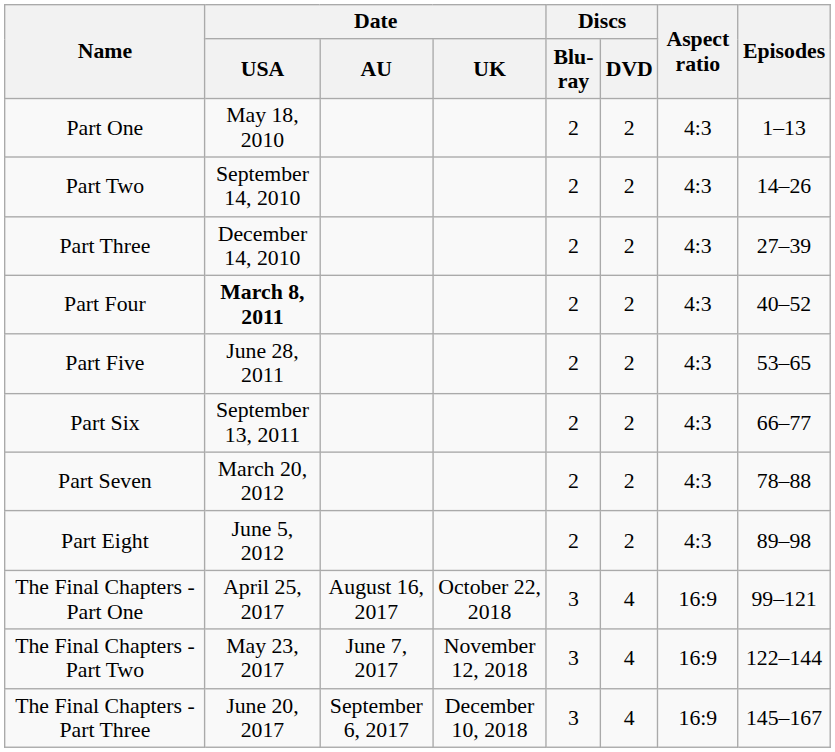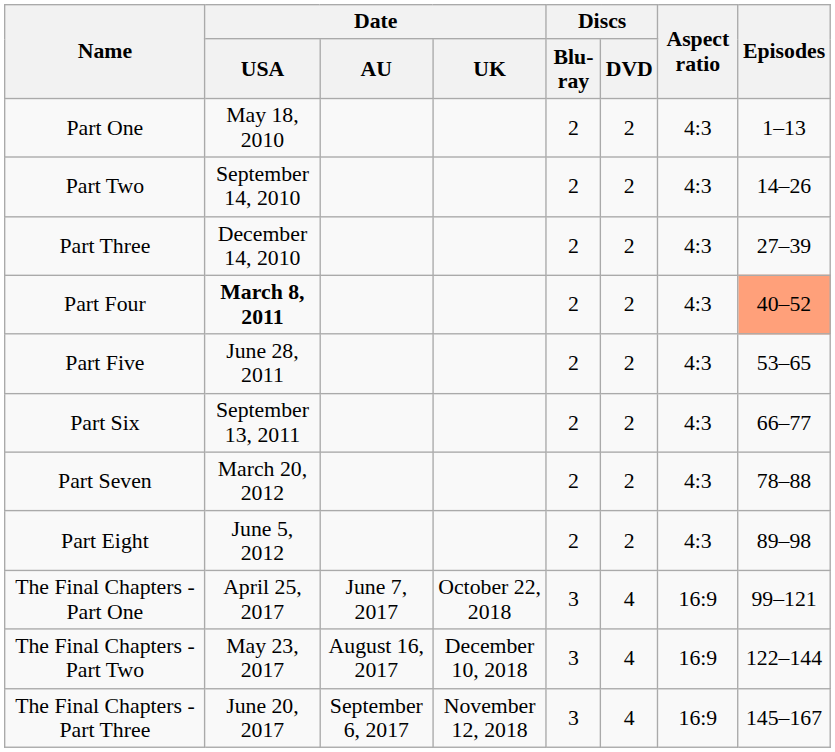(784, 304) no background -> (784, 304) lightsalmon background
(376, 599) August 16, 2017 -> (376, 599) June 7, 2017
(376, 658) June 7, 2017 -> (376, 658) August 16, 2017
(490, 658) November 12, 2018 -> (490, 658) December 10, 2018
(490, 717) December 10, 2018 -> (490, 717) November 12, 2018
